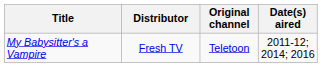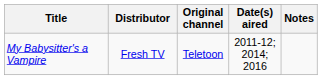+ column: (299, 19)
